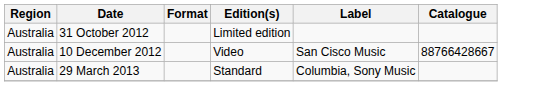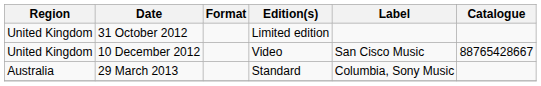(30, 33) Australia -> (50, 33) United Kingdom
(30, 52) Australia -> (50, 52) United Kingdom
(458, 52) 88766428667 -> (496, 52) 88765428667
